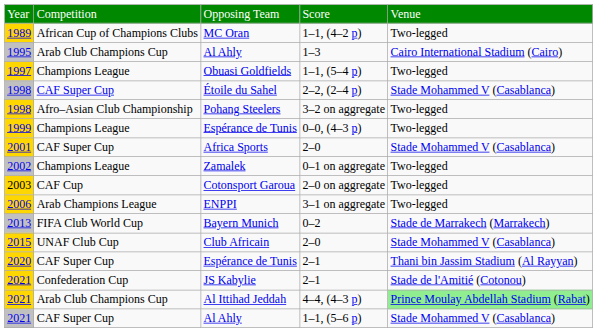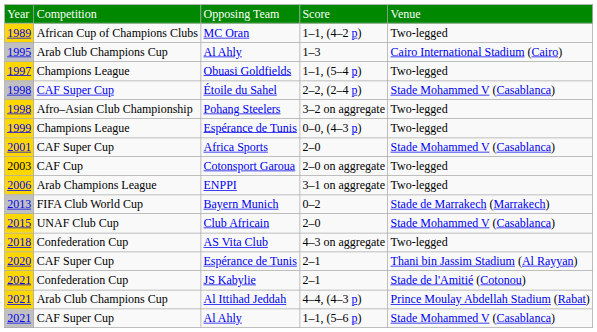- row: (225, 166)
+ row: (236, 242)
(490, 299) lightgreen background -> (490, 299) no background
